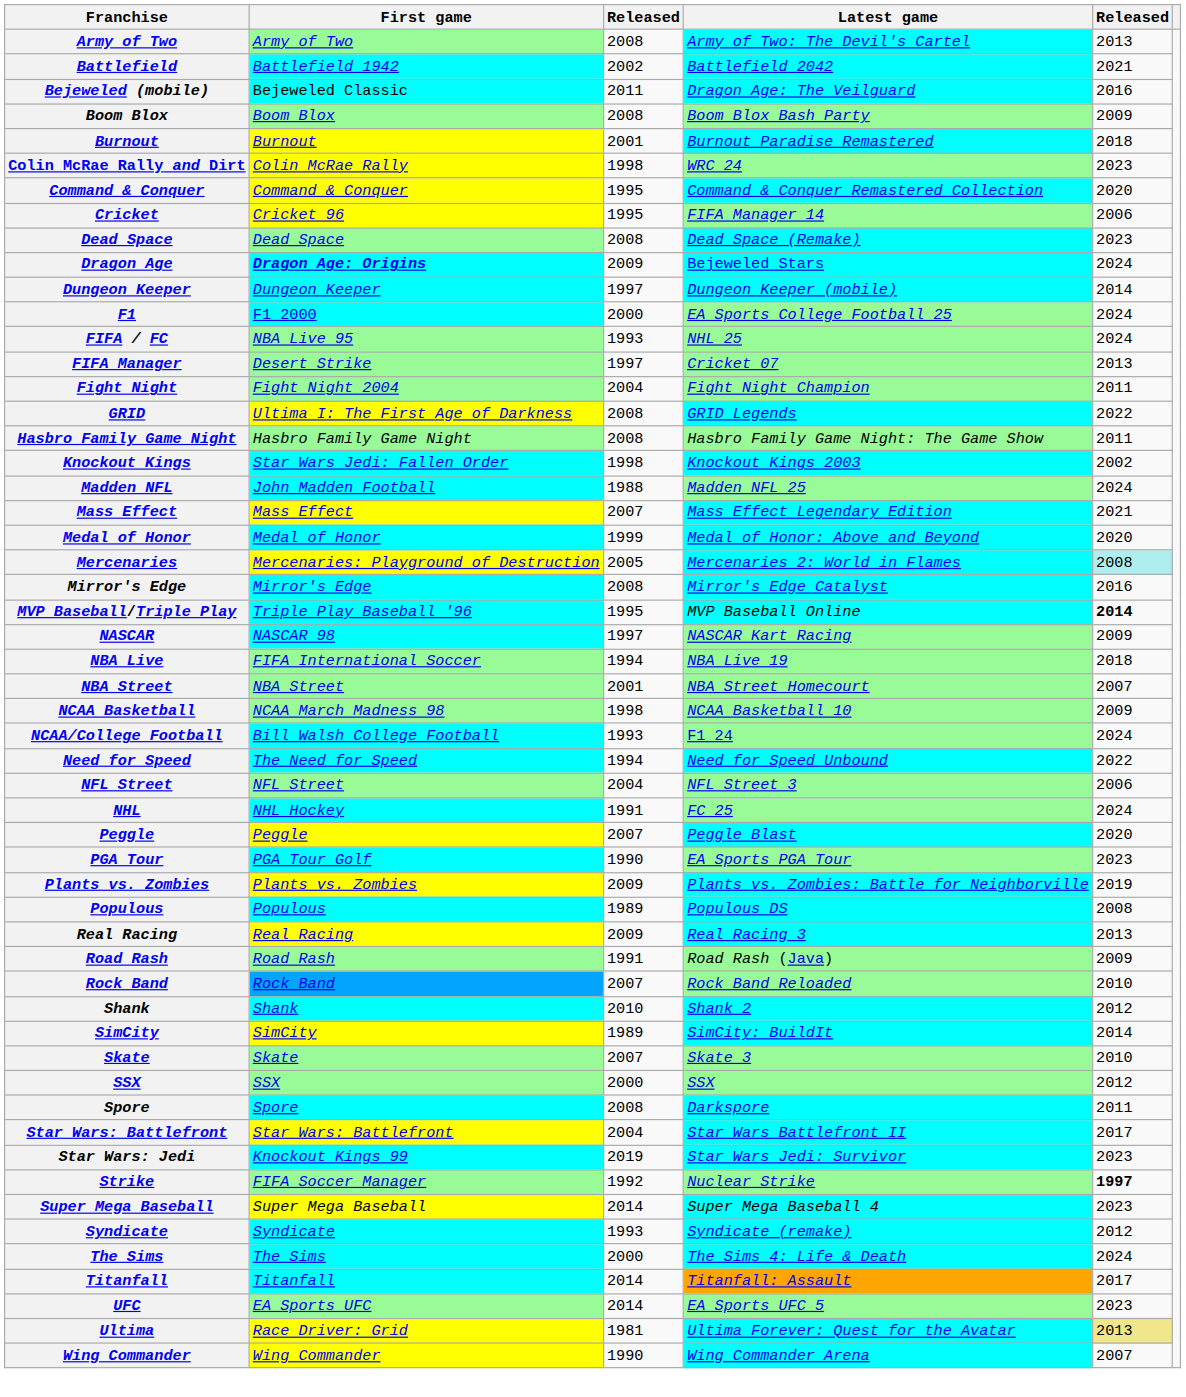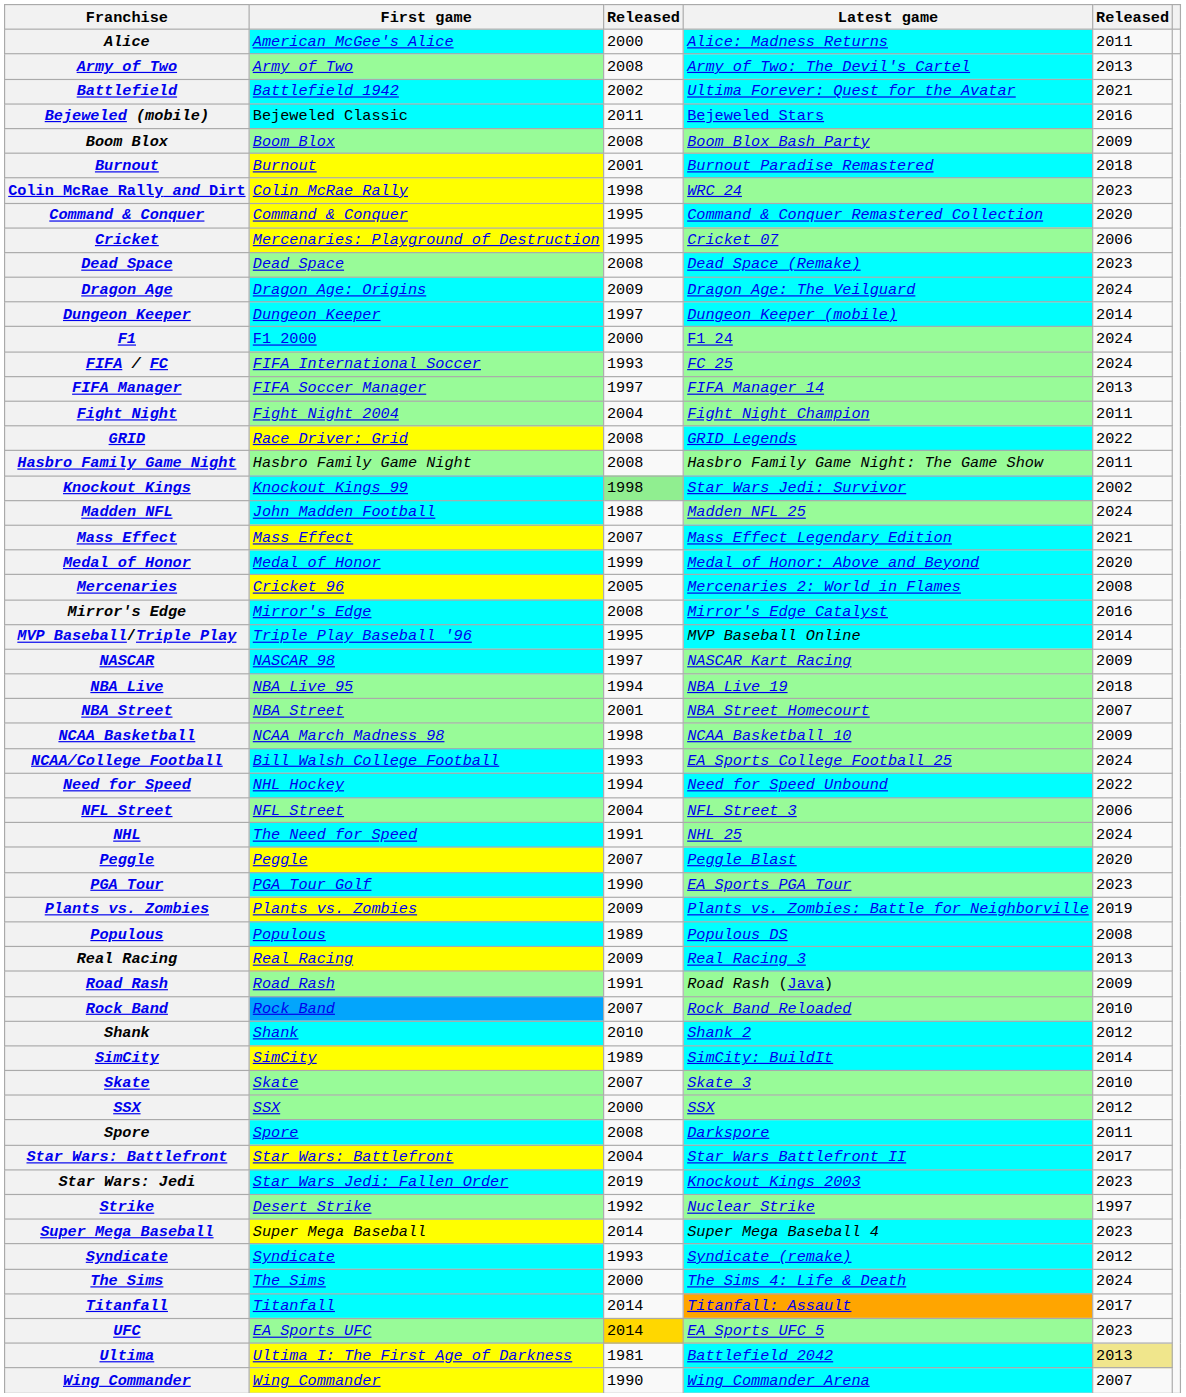+ row: (127, 42)
(760, 67) Battlefield 2042 -> (851, 91) Ultima Forever: Quest for the Avatar
(801, 91) Dragon Age: The Veilguard -> (756, 116) Bejeweled Stars
(298, 215) Cricket 96 -> (426, 240) Mercenaries: Playground of Destruction
(756, 215) FIFA Manager 14 -> (733, 240) Cricket 07
(340, 265) bold -> (340, 290) normal
(756, 265) Bejeweled Stars -> (801, 290) Dragon Age: The Veilguard
(820, 314) EA Sports College Football 25 -> (710, 339) F1 24
(303, 339) NBA Live 95 -> (367, 364) FIFA International Soccer
(715, 339) NHL 25 -> (710, 364) FC 25
(312, 364) Desert Strike -> (340, 389) FIFA Soccer Manager
(733, 364) Cricket 07 -> (756, 389) FIFA Manager 14
(413, 414) Ultima I: The First Age of Darkness -> (330, 438) Race Driver: Grid
(381, 463) Star Wars Jedi: Fallen Order -> (330, 488) Knockout Kings 99
(625, 463) no background -> (625, 488) lightgreen background
(774, 463) Knockout Kings 2003 -> (797, 488) Star Wars Jedi: Survivor
(426, 562) Mercenaries: Playground of Destruction -> (298, 587) Cricket 96
(1114, 562) paleturquoise background -> (1114, 587) no background
(1114, 612) bold -> (1114, 637) normal
(367, 662) FIFA International Soccer -> (303, 686) NBA Live 95
(710, 736) F1 24 -> (820, 761) EA Sports College Football 25
(335, 761) The Need for Speed -> (298, 785) NHL Hockey
(298, 810) NHL Hockey -> (335, 835) The Need for Speed
(710, 810) FC 25 -> (715, 835) NHL 25
(330, 1157) Knockout Kings 99 -> (381, 1182) Star Wars Jedi: Fallen Order
(797, 1157) Star Wars Jedi: Survivor -> (774, 1182) Knockout Kings 2003
(340, 1182) FIFA Soccer Manager -> (312, 1207) Desert Strike
(1114, 1182) bold -> (1114, 1207) normal
(625, 1306) no background -> (625, 1331) gold background
(330, 1331) Race Driver: Grid -> (413, 1356) Ultima I: The First Age of Darkness
(851, 1331) Ultima Forever: Quest for the Avatar -> (760, 1356) Battlefield 2042
